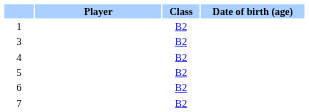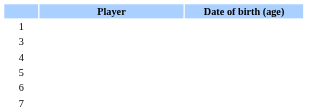- column: (181, 11)
